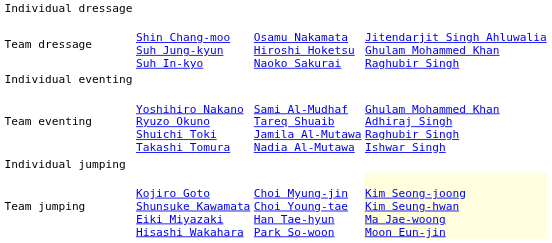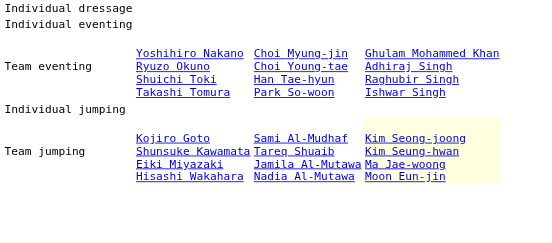- row: (48, 44)
(308, 128) Sami Al-Mudhaf Tareq Shuaib Jamila Al-Mutawa Nadia Al-Mutawa -> (301, 73) Choi Myung-jin Choi Young-tae Han Tae-hyun Park So-woon
(301, 212) Choi Myung-jin Choi Young-tae Han Tae-hyun Park So-woon -> (308, 157) Sami Al-Mudhaf Tareq Shuaib Jamila Al-Mutawa Nadia Al-Mutawa
